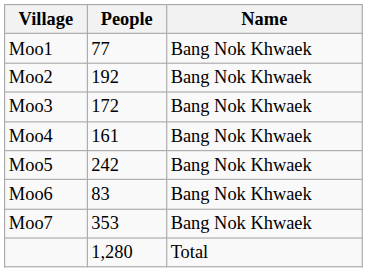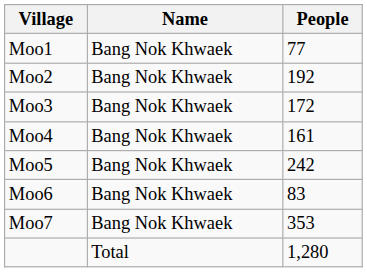columns swapped: (264, 19) <-> (127, 19)
